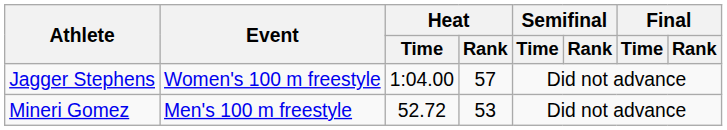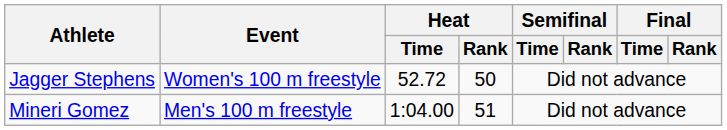(422, 80) 1:04.00 -> (422, 80) 52.72
(485, 80) 57 -> (485, 80) 50
(422, 110) 52.72 -> (422, 110) 1:04.00
(485, 110) 53 -> (485, 110) 51
